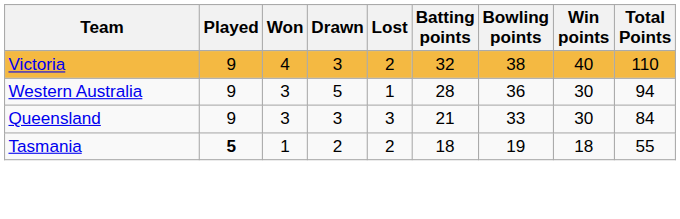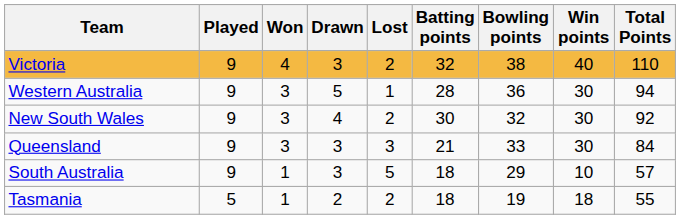+ row: (76, 118)
+ row: (66, 173)
(231, 145) bold -> (231, 200) normal
